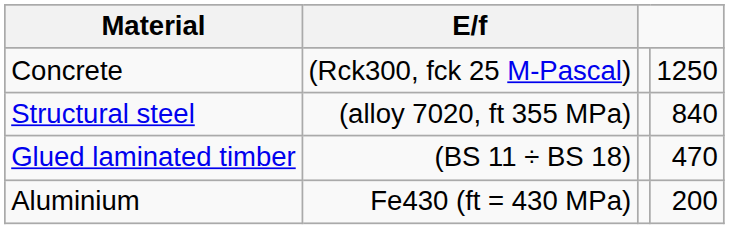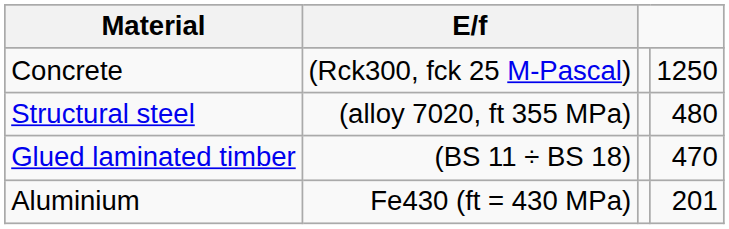(695, 113) 840 -> (695, 113) 480
(695, 200) 200 -> (695, 200) 201
